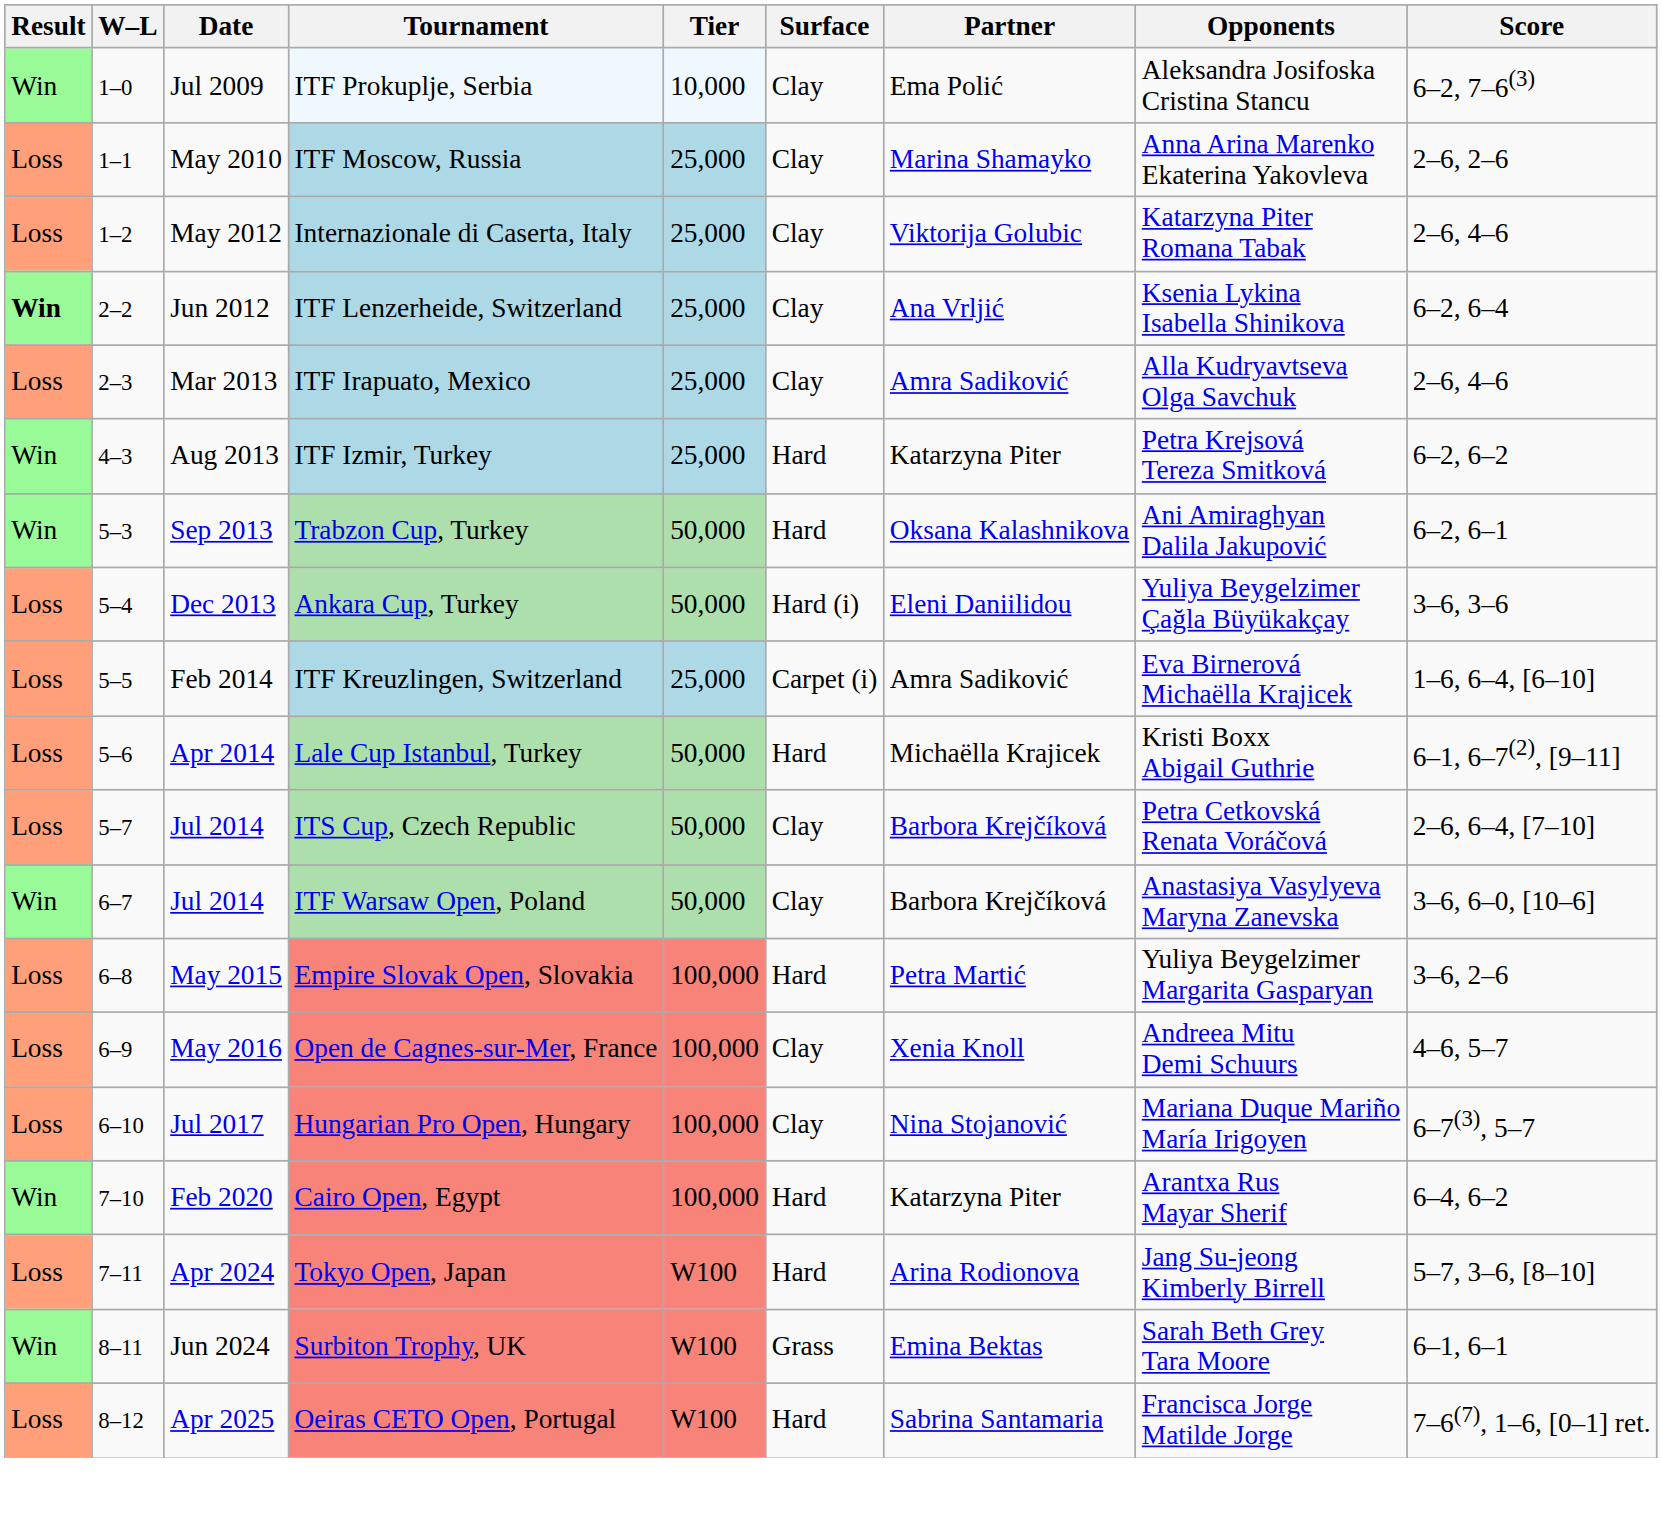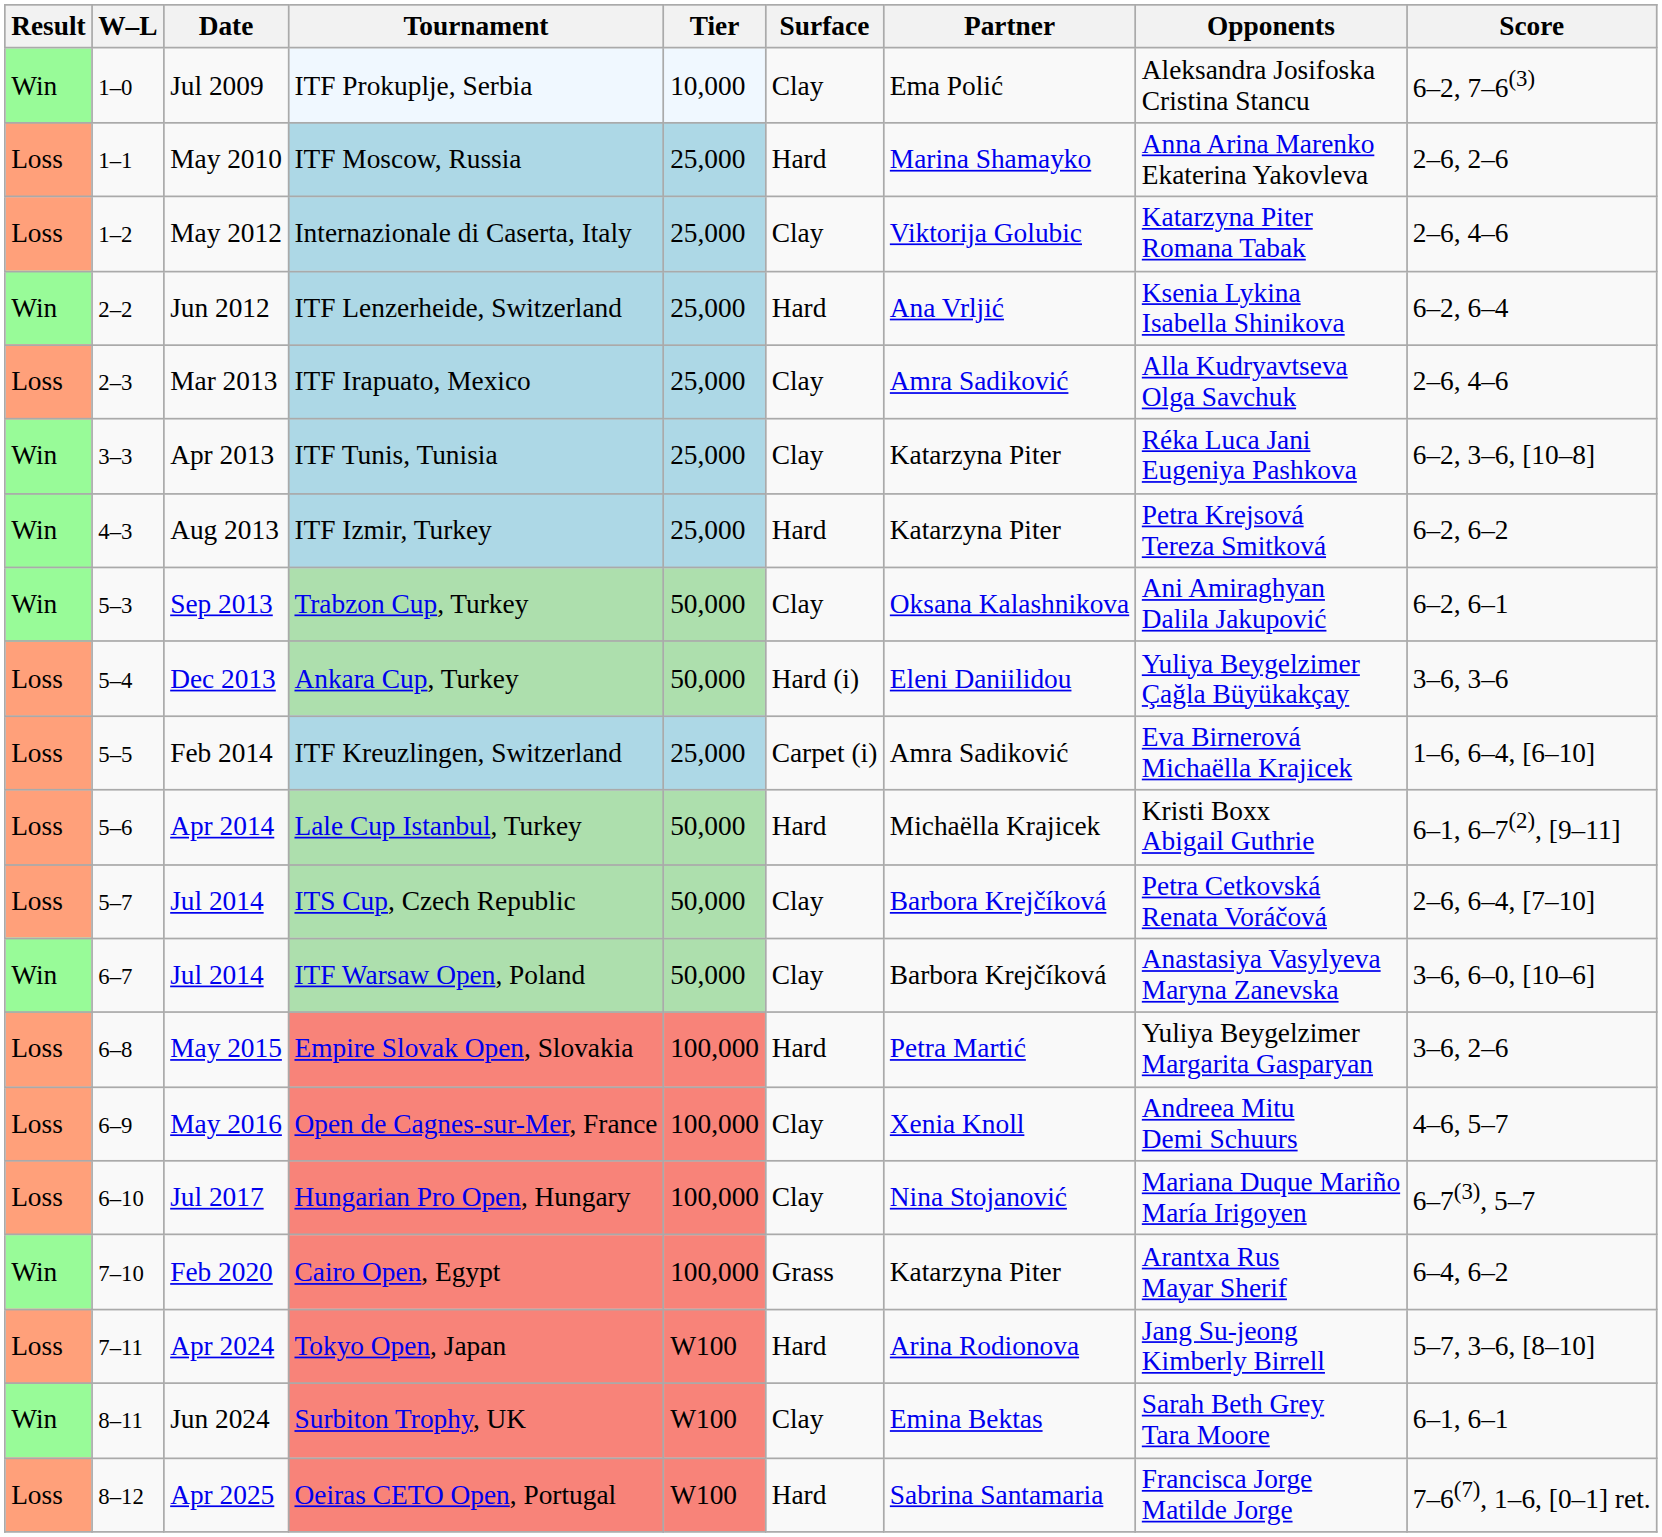(797, 159) Clay -> (799, 159) Hard
(36, 307) bold -> (34, 307) normal
(797, 307) Clay -> (799, 307) Hard
+ row: (396, 455)
(799, 530) Hard -> (797, 604) Clay
(799, 1197) Hard -> (803, 1271) Grass
(803, 1345) Grass -> (797, 1420) Clay
